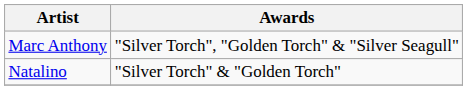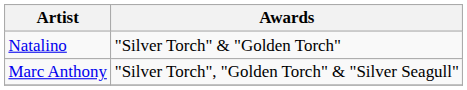rows swapped: (38, 71) <-> (58, 44)
